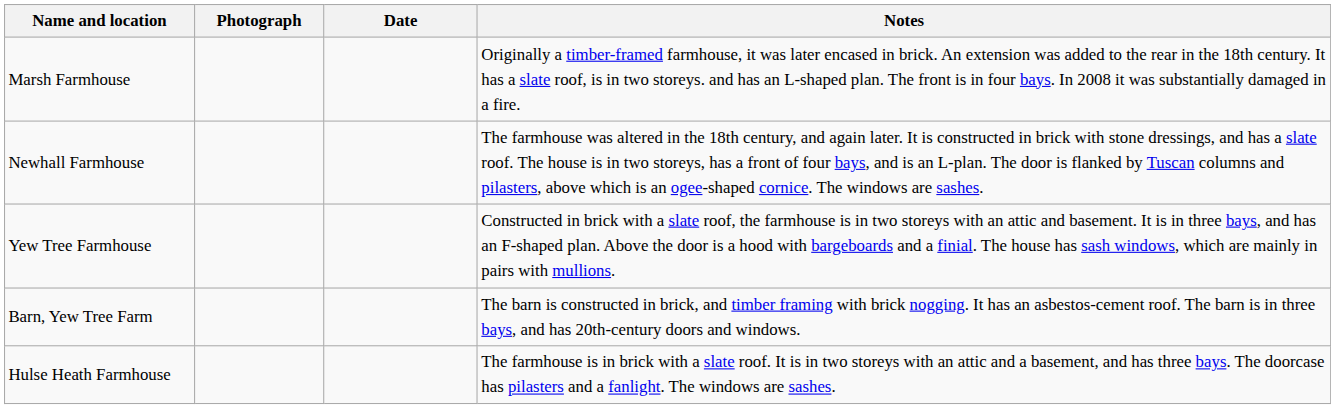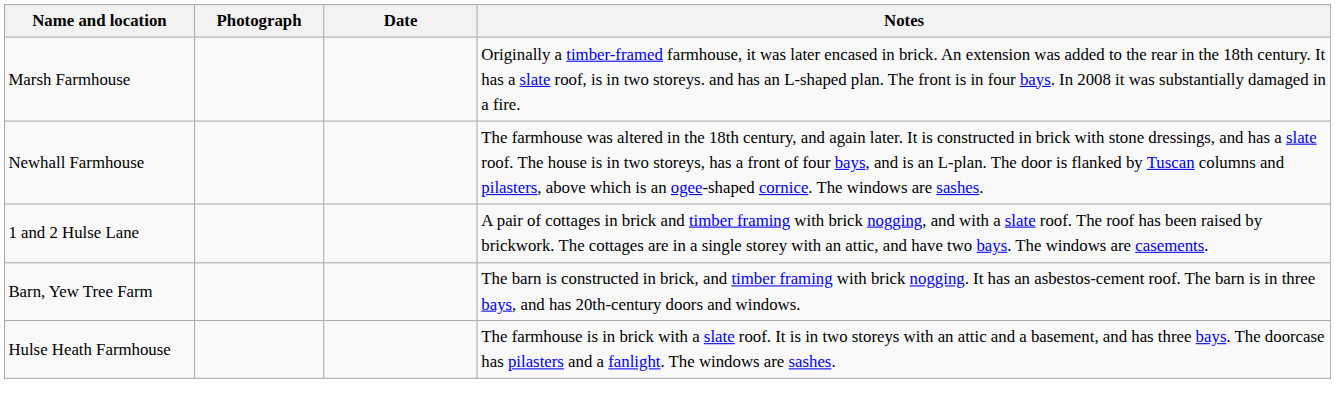+ row: (74, 233)
- row: (80, 245)
